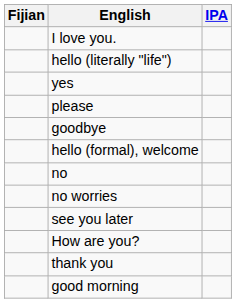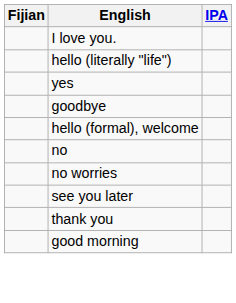- row: (72, 106)
- row: (95, 241)
